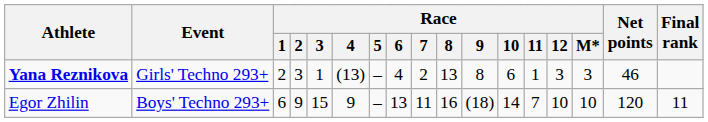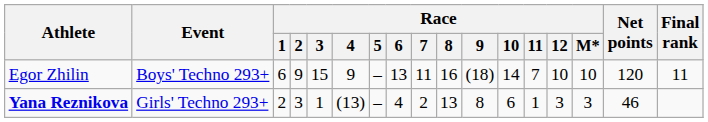rows swapped: (49, 103) <-> (68, 74)
